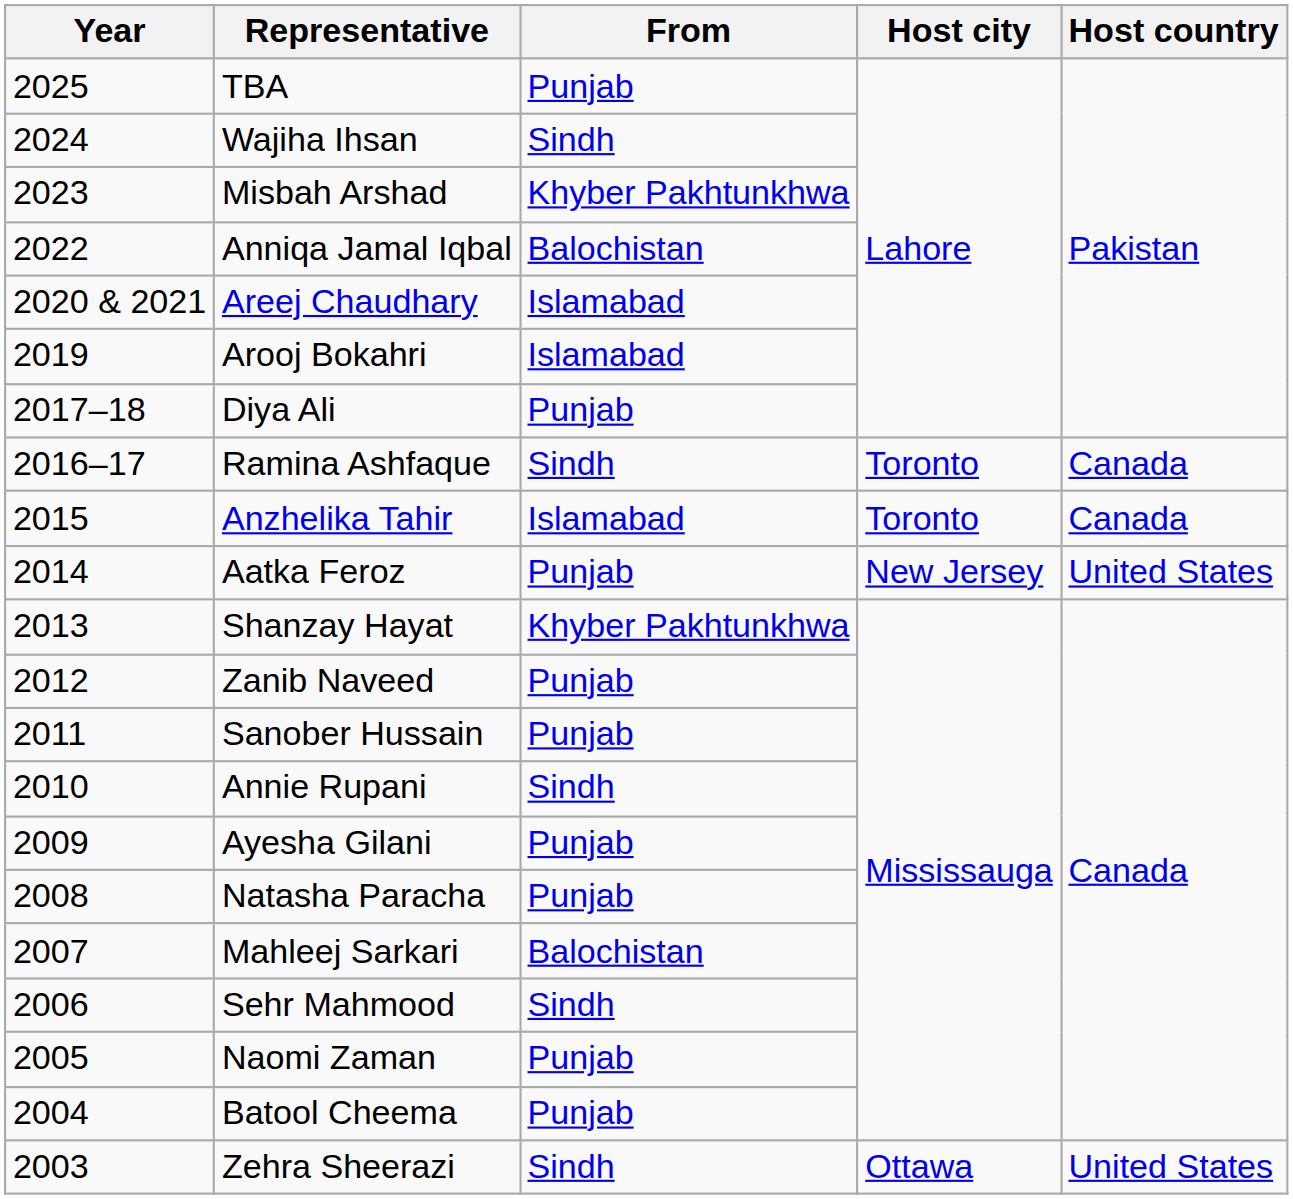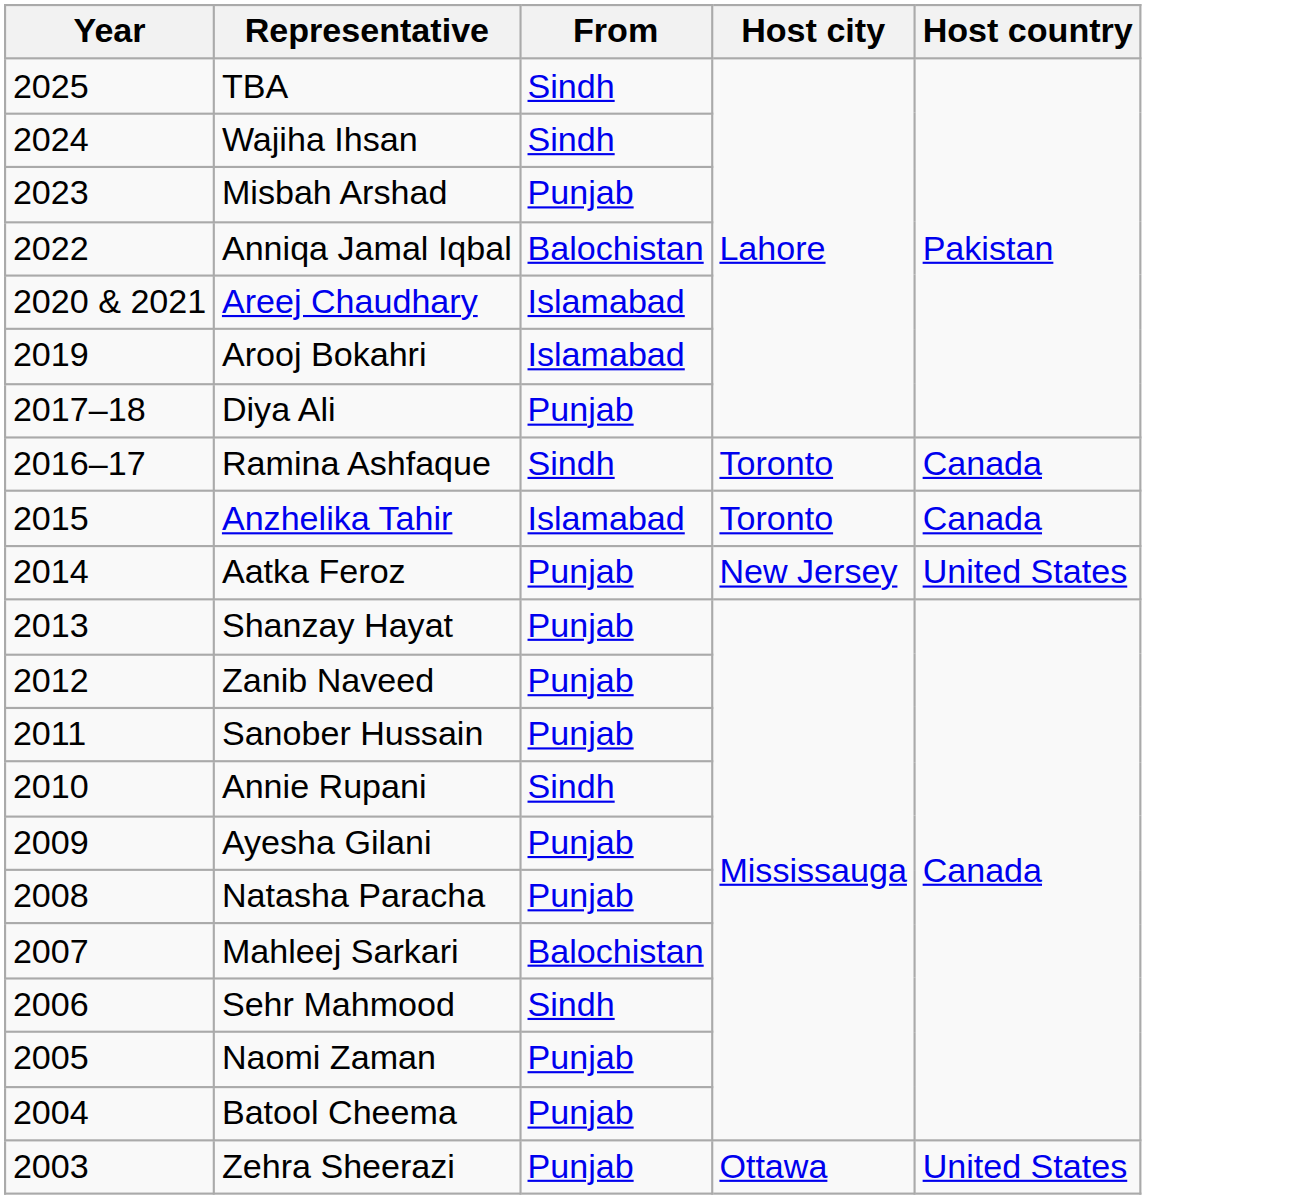(581, 85) Punjab -> (571, 85) Sindh
(689, 193) Khyber Pakhtunkhwa -> (581, 193) Punjab
(689, 626) Khyber Pakhtunkhwa -> (581, 626) Punjab
(571, 1166) Sindh -> (581, 1166) Punjab
